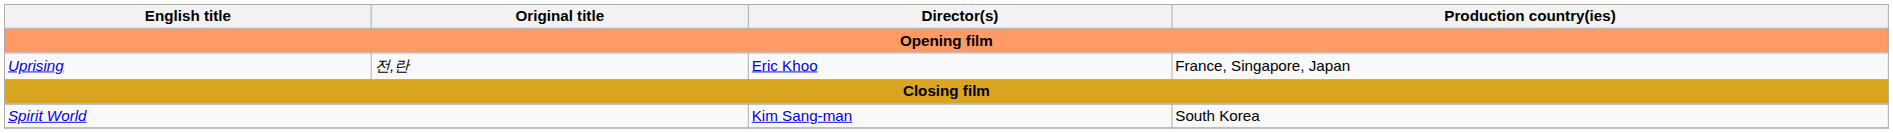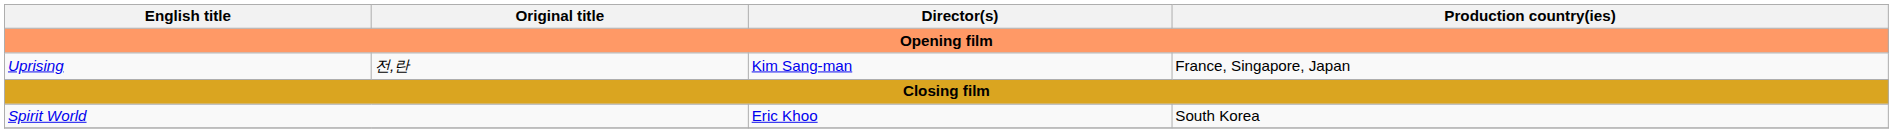(785, 66) Eric Khoo -> (802, 66) Kim Sang-man
(802, 115) Kim Sang-man -> (785, 115) Eric Khoo
